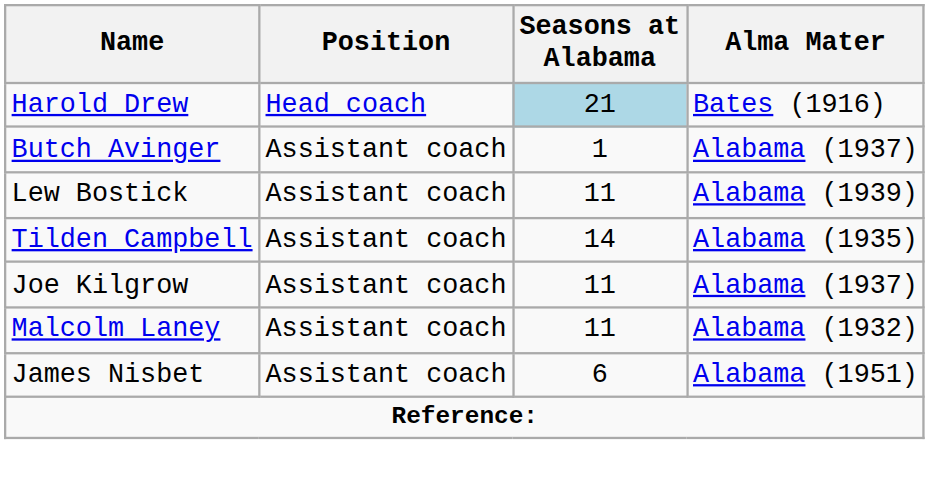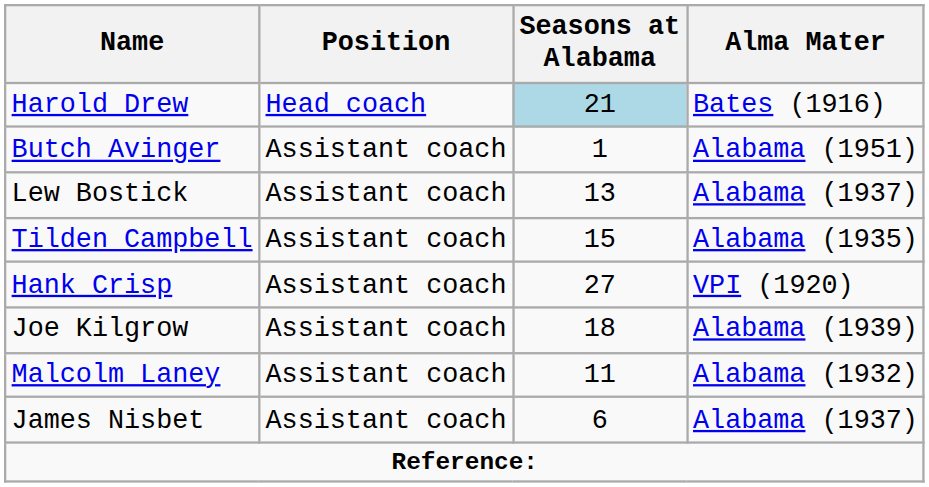(805, 149) Alabama (1937) -> (805, 149) Alabama (1951)
(600, 194) 11 -> (600, 194) 13
(805, 194) Alabama (1939) -> (805, 194) Alabama (1937)
(600, 239) 14 -> (600, 239) 15
+ row: (92, 284)
(600, 284) 11 -> (600, 329) 18
(805, 284) Alabama (1937) -> (805, 329) Alabama (1939)
(805, 374) Alabama (1951) -> (805, 420) Alabama (1937)
